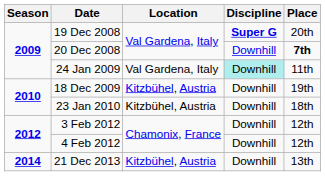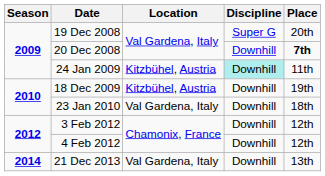(254, 32) bold -> (254, 32) normal
(172, 69) Val Gardena, Italy -> (171, 69) Kitzbühel, Austria
(171, 106) Kitzbühel, Austria -> (172, 106) Val Gardena, Italy
(171, 161) Kitzbühel, Austria -> (172, 161) Val Gardena, Italy
